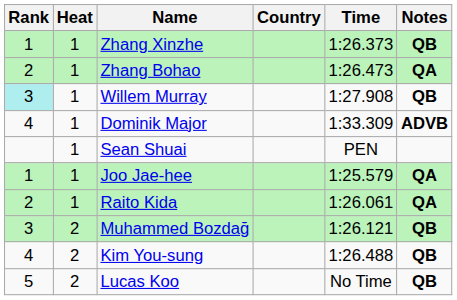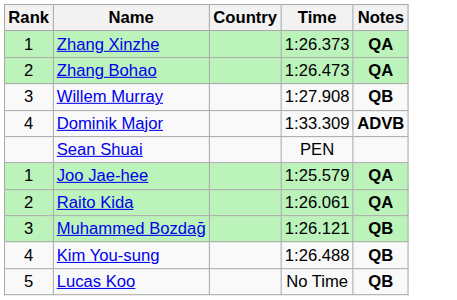- column: (75, 17)
(425, 44) QB -> (381, 44) QA
(29, 96) paleturquoise background -> (29, 96) no background
